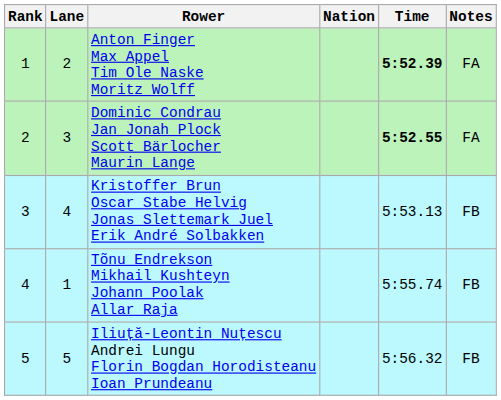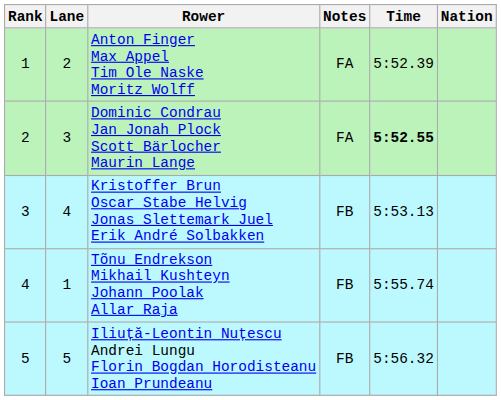columns swapped: (349, 16) <-> (471, 16)
(412, 65) bold -> (404, 65) normal
